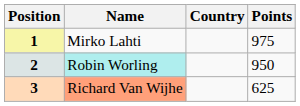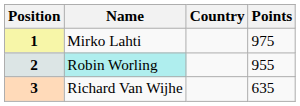(263, 64) 950 -> (263, 64) 955
(125, 88) lightsalmon background -> (125, 88) no background
(263, 88) 625 -> (263, 88) 635
